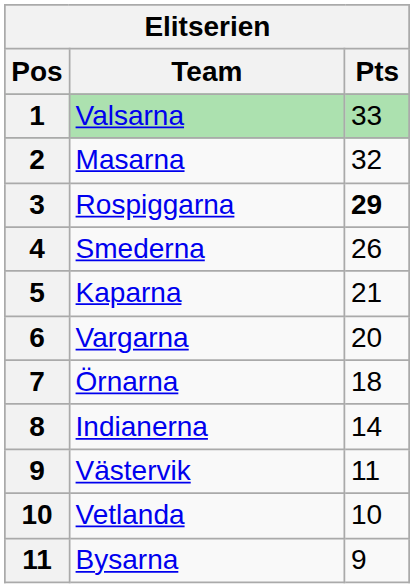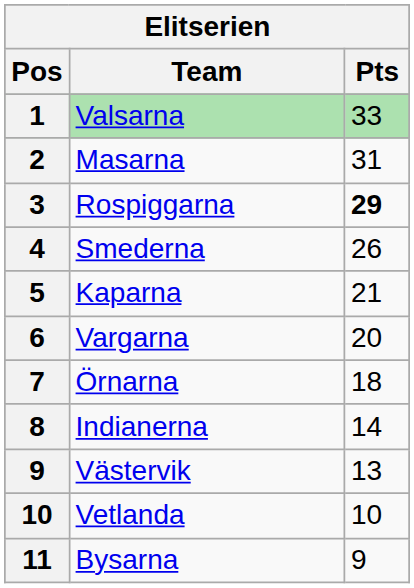(367, 159) 32 -> (367, 159) 31
(366, 470) 11 -> (367, 470) 13
